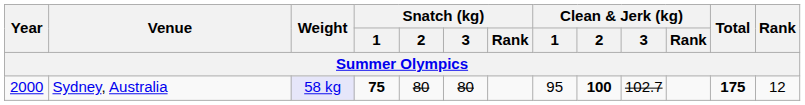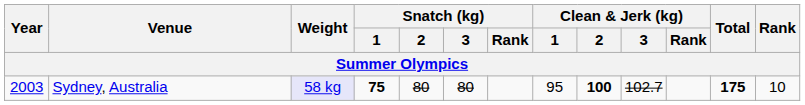(27, 87) 2000 -> (27, 87) 2003
(777, 87) 12 -> (777, 87) 10
